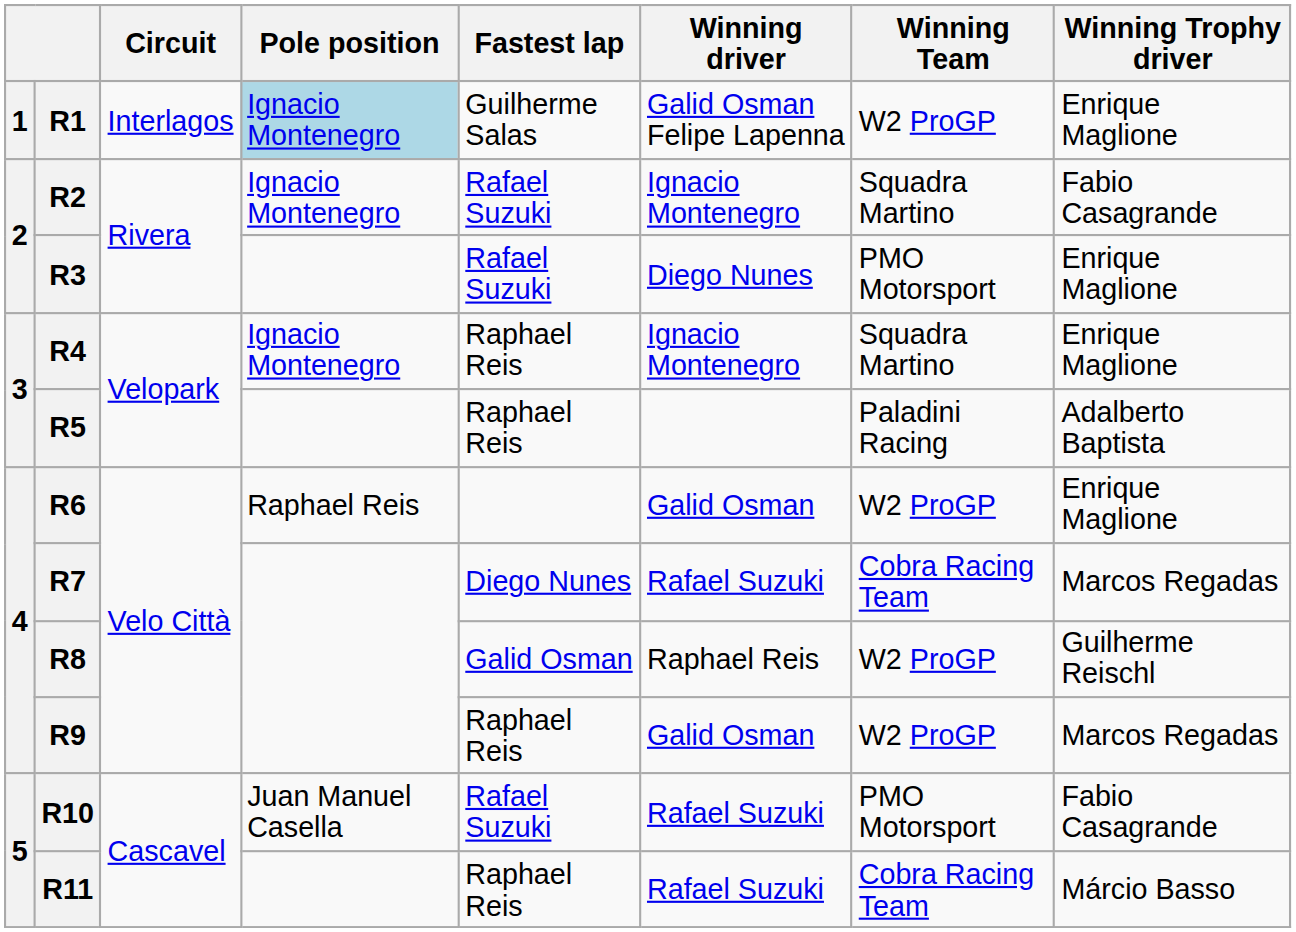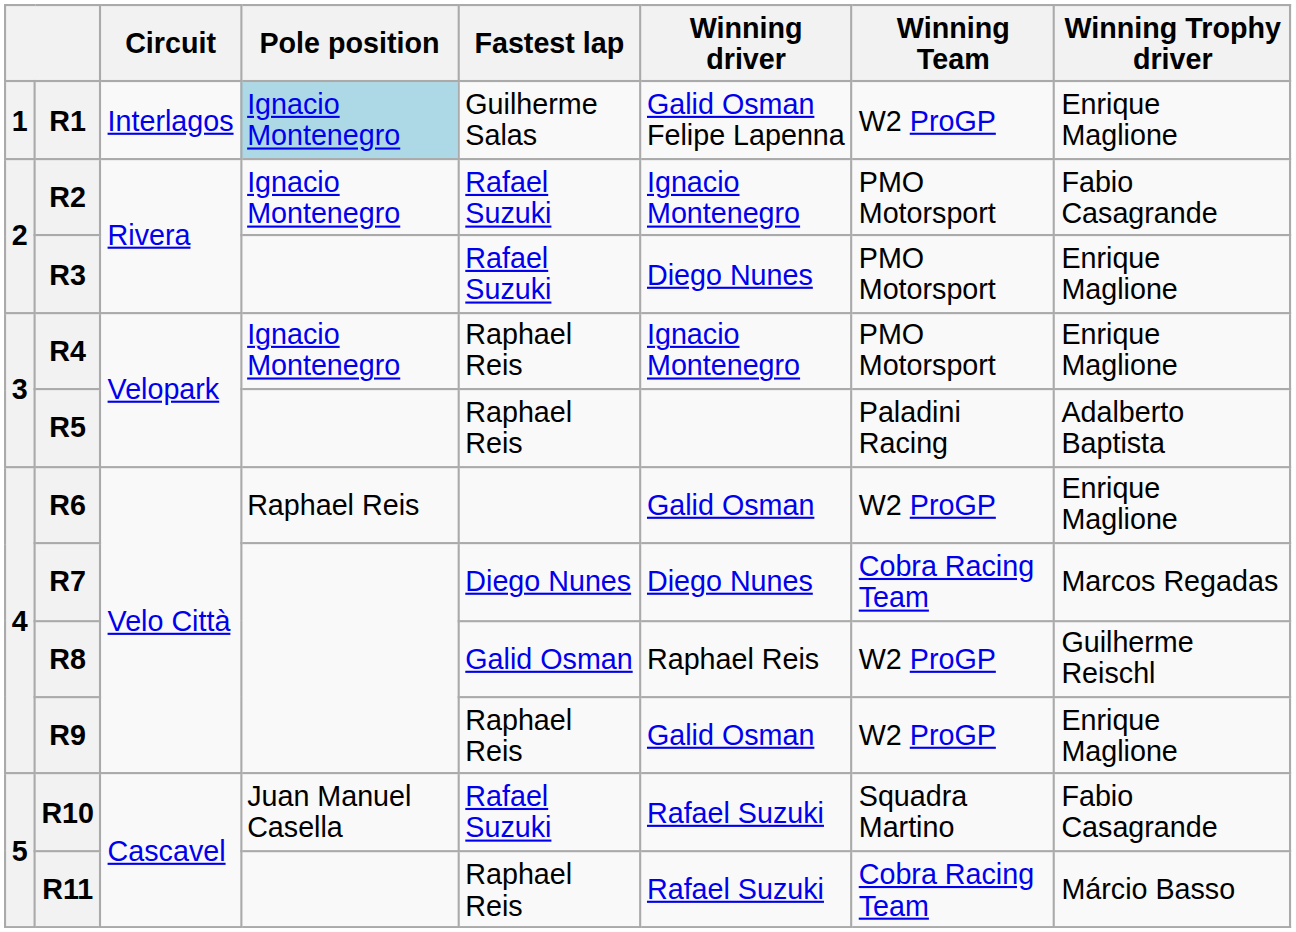(913, 197) Squadra Martino -> (927, 197) PMO Motorsport
(913, 351) Squadra Martino -> (927, 351) PMO Motorsport
(735, 581) Rafael Suzuki -> (730, 581) Diego Nunes
(1170, 735) Marcos Regadas -> (1120, 735) Enrique Maglione
(927, 812) PMO Motorsport -> (913, 812) Squadra Martino
